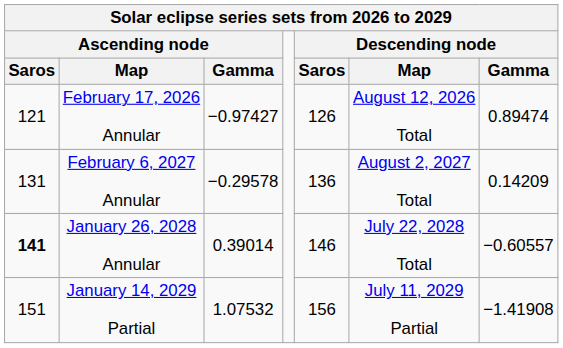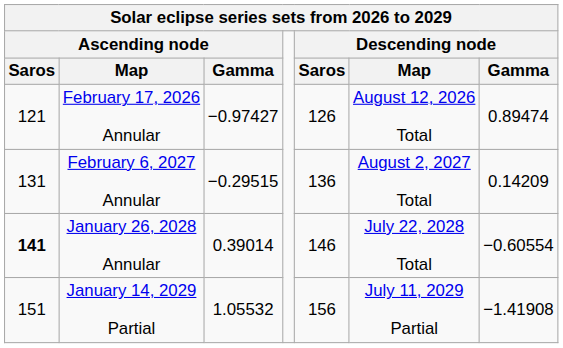(243, 181) −0.29578 -> (243, 181) −0.29515
(518, 245) −0.60557 -> (518, 245) −0.60554
(243, 309) 1.07532 -> (243, 309) 1.05532
